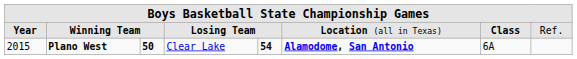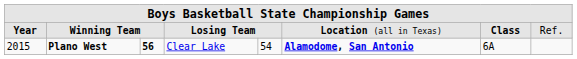(148, 46) 50 -> (148, 46) 56
(266, 46) bold -> (266, 46) normal
